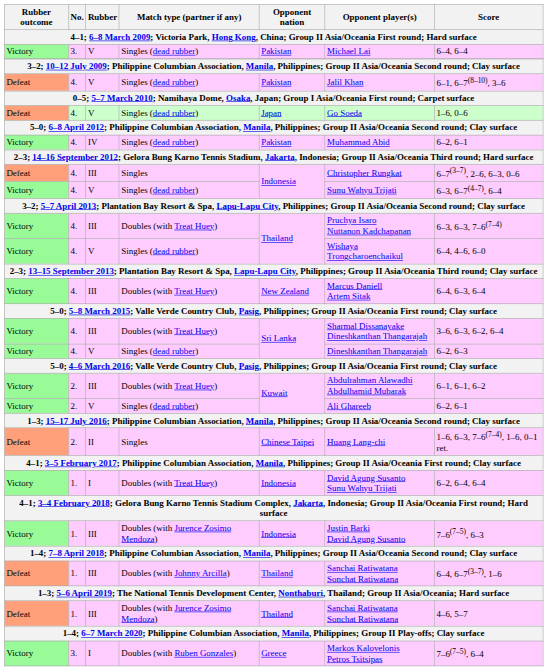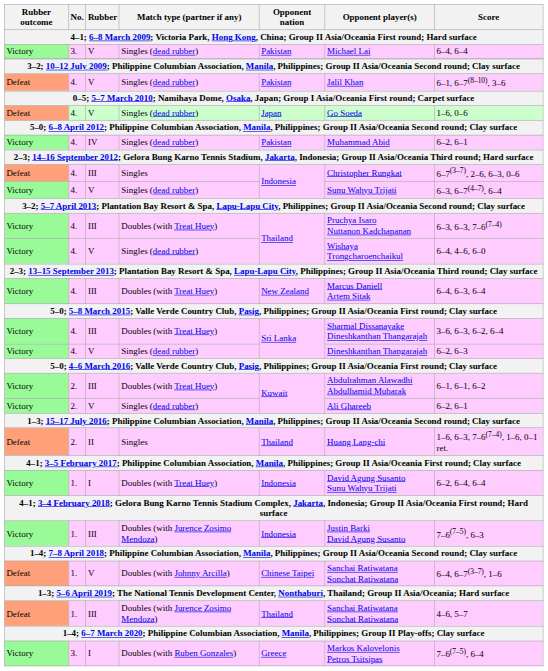(288, 442) Chinese Taipei -> (277, 442) Thailand
(92, 574) III -> (91, 574) V
(277, 574) Thailand -> (288, 574) Chinese Taipei
